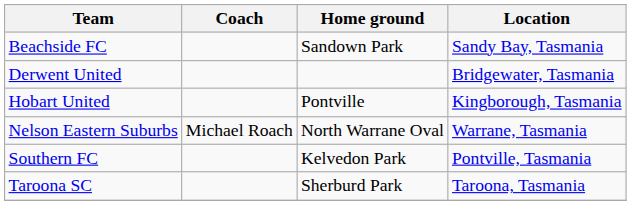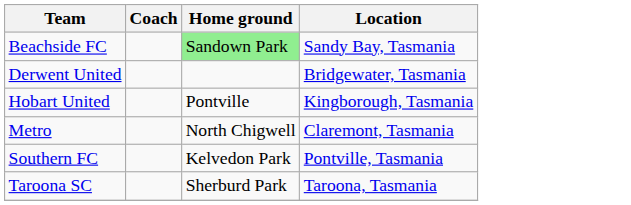(352, 46) no background -> (237, 46) lightgreen background
+ row: (30, 130)
- row: (93, 130)
